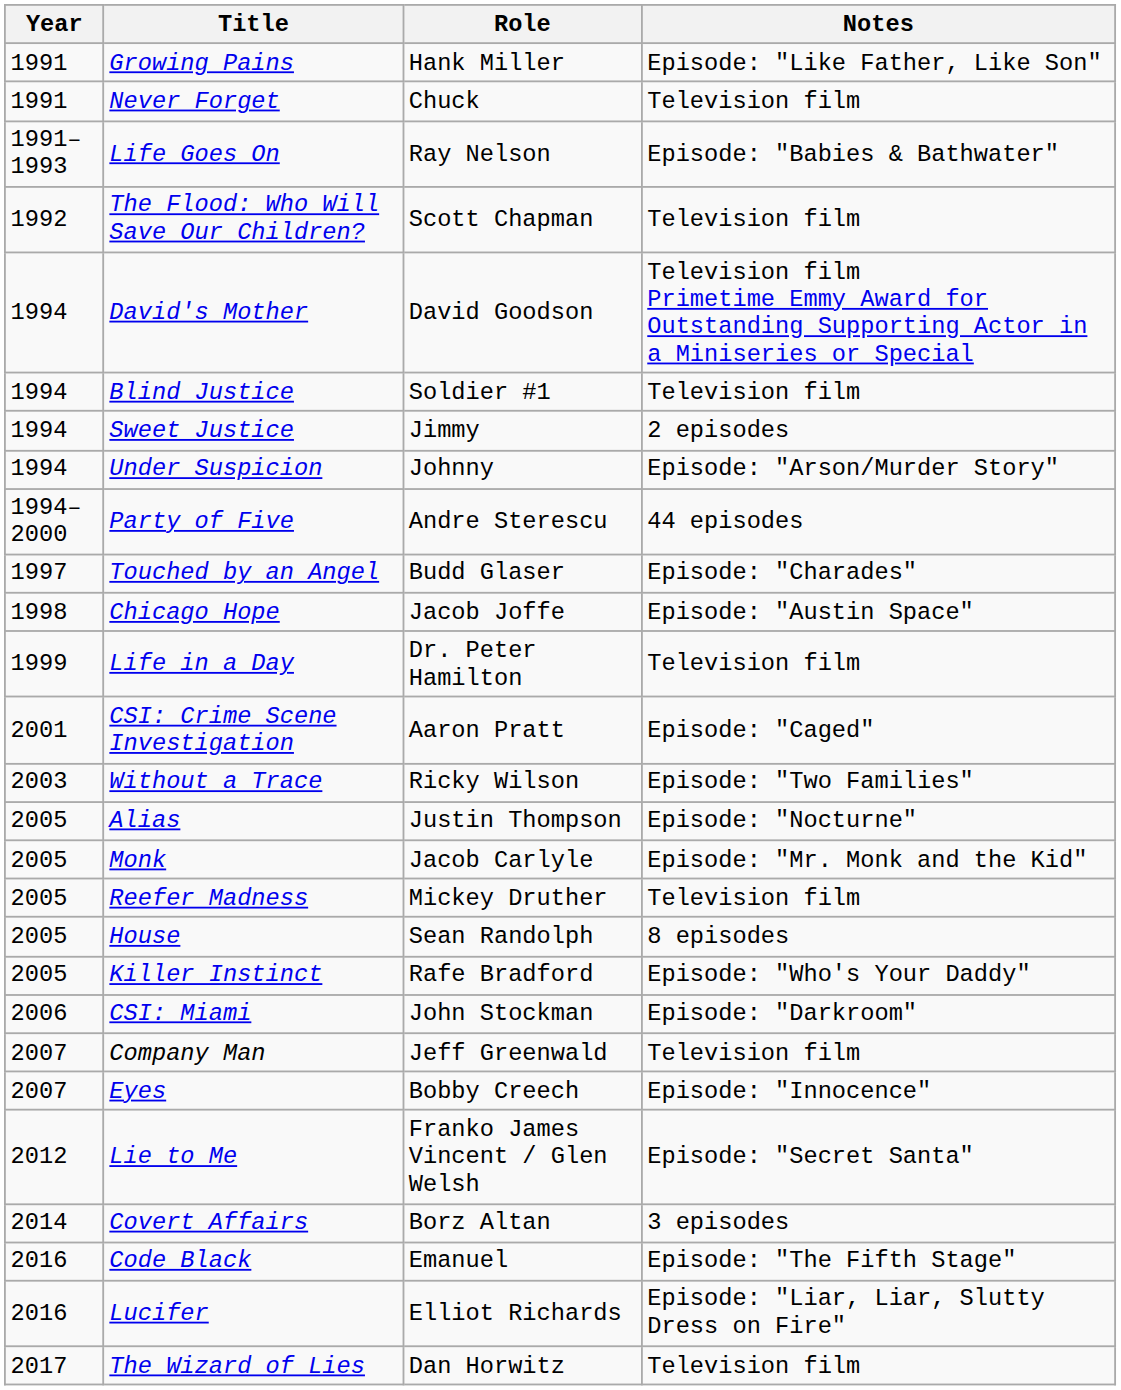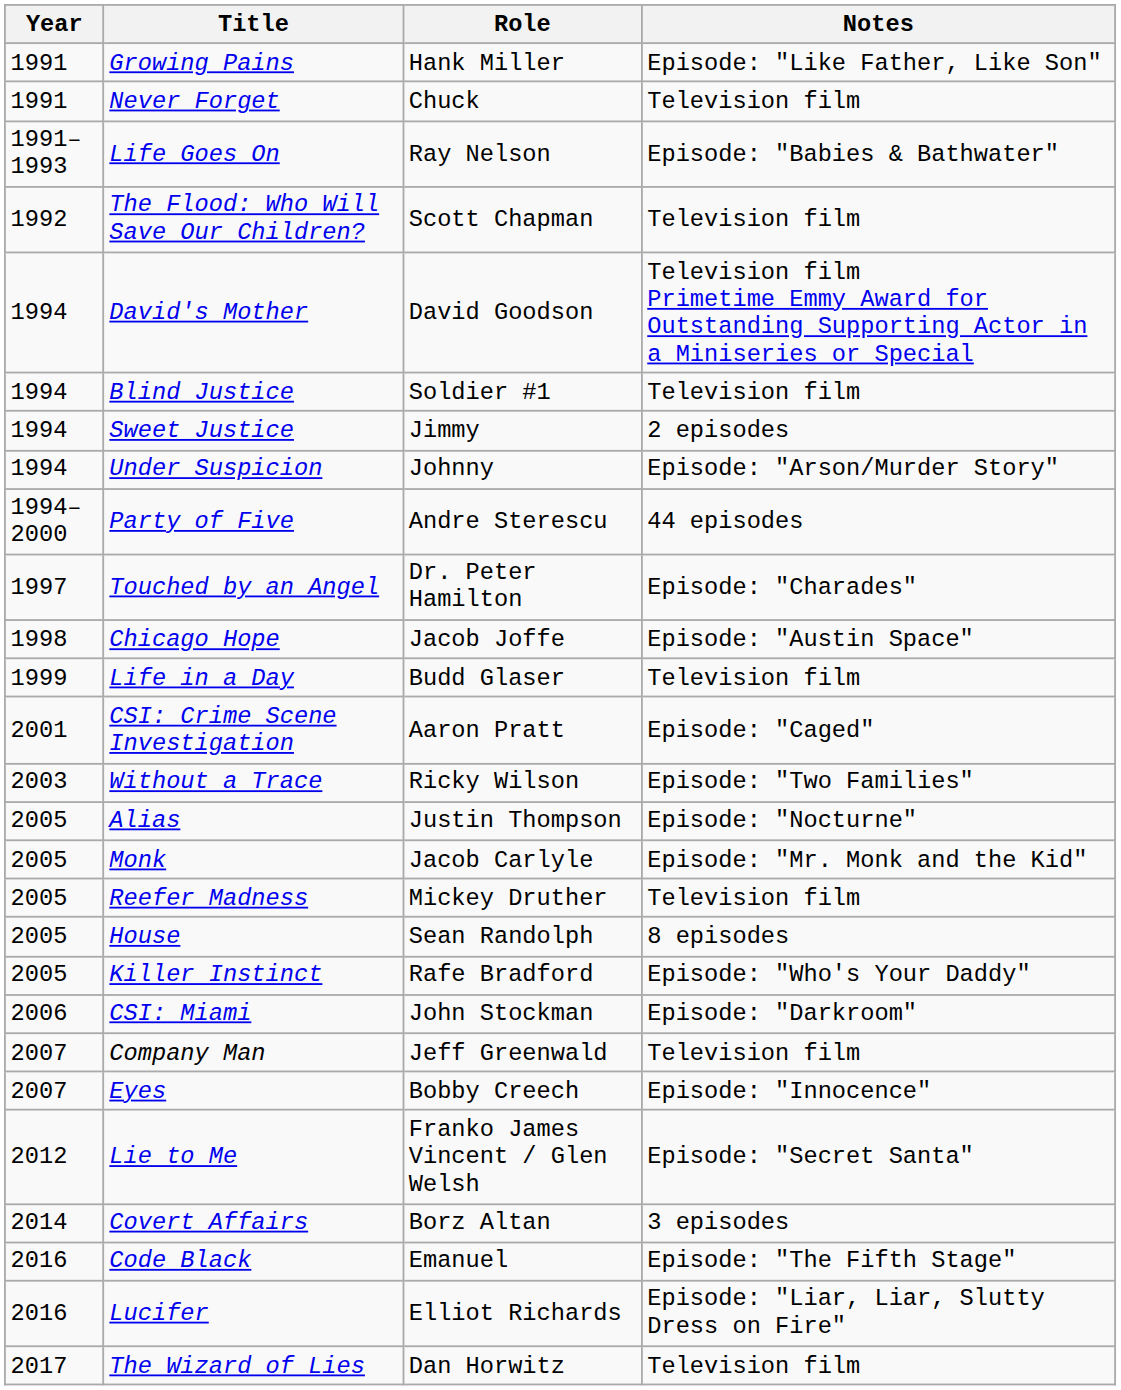(487, 574) Budd Glaser -> (473, 587) Dr. Peter Hamilton
(473, 664) Dr. Peter Hamilton -> (487, 678) Budd Glaser
